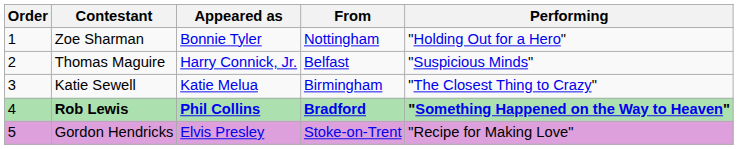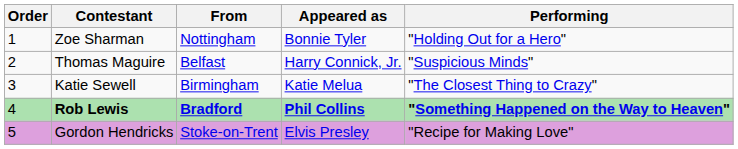columns swapped: (353, 16) <-> (239, 16)
